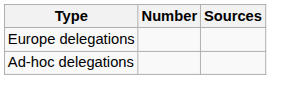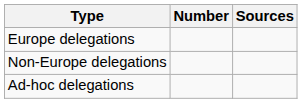+ row: (87, 62)
